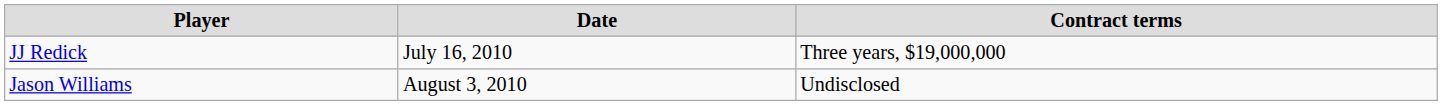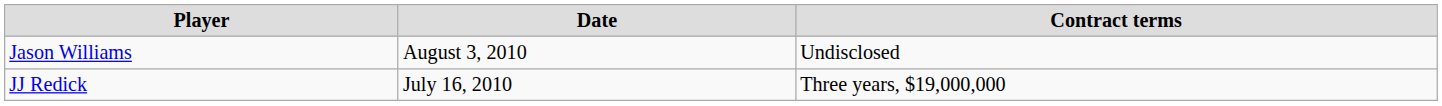rows swapped: (48, 52) <-> (71, 84)
